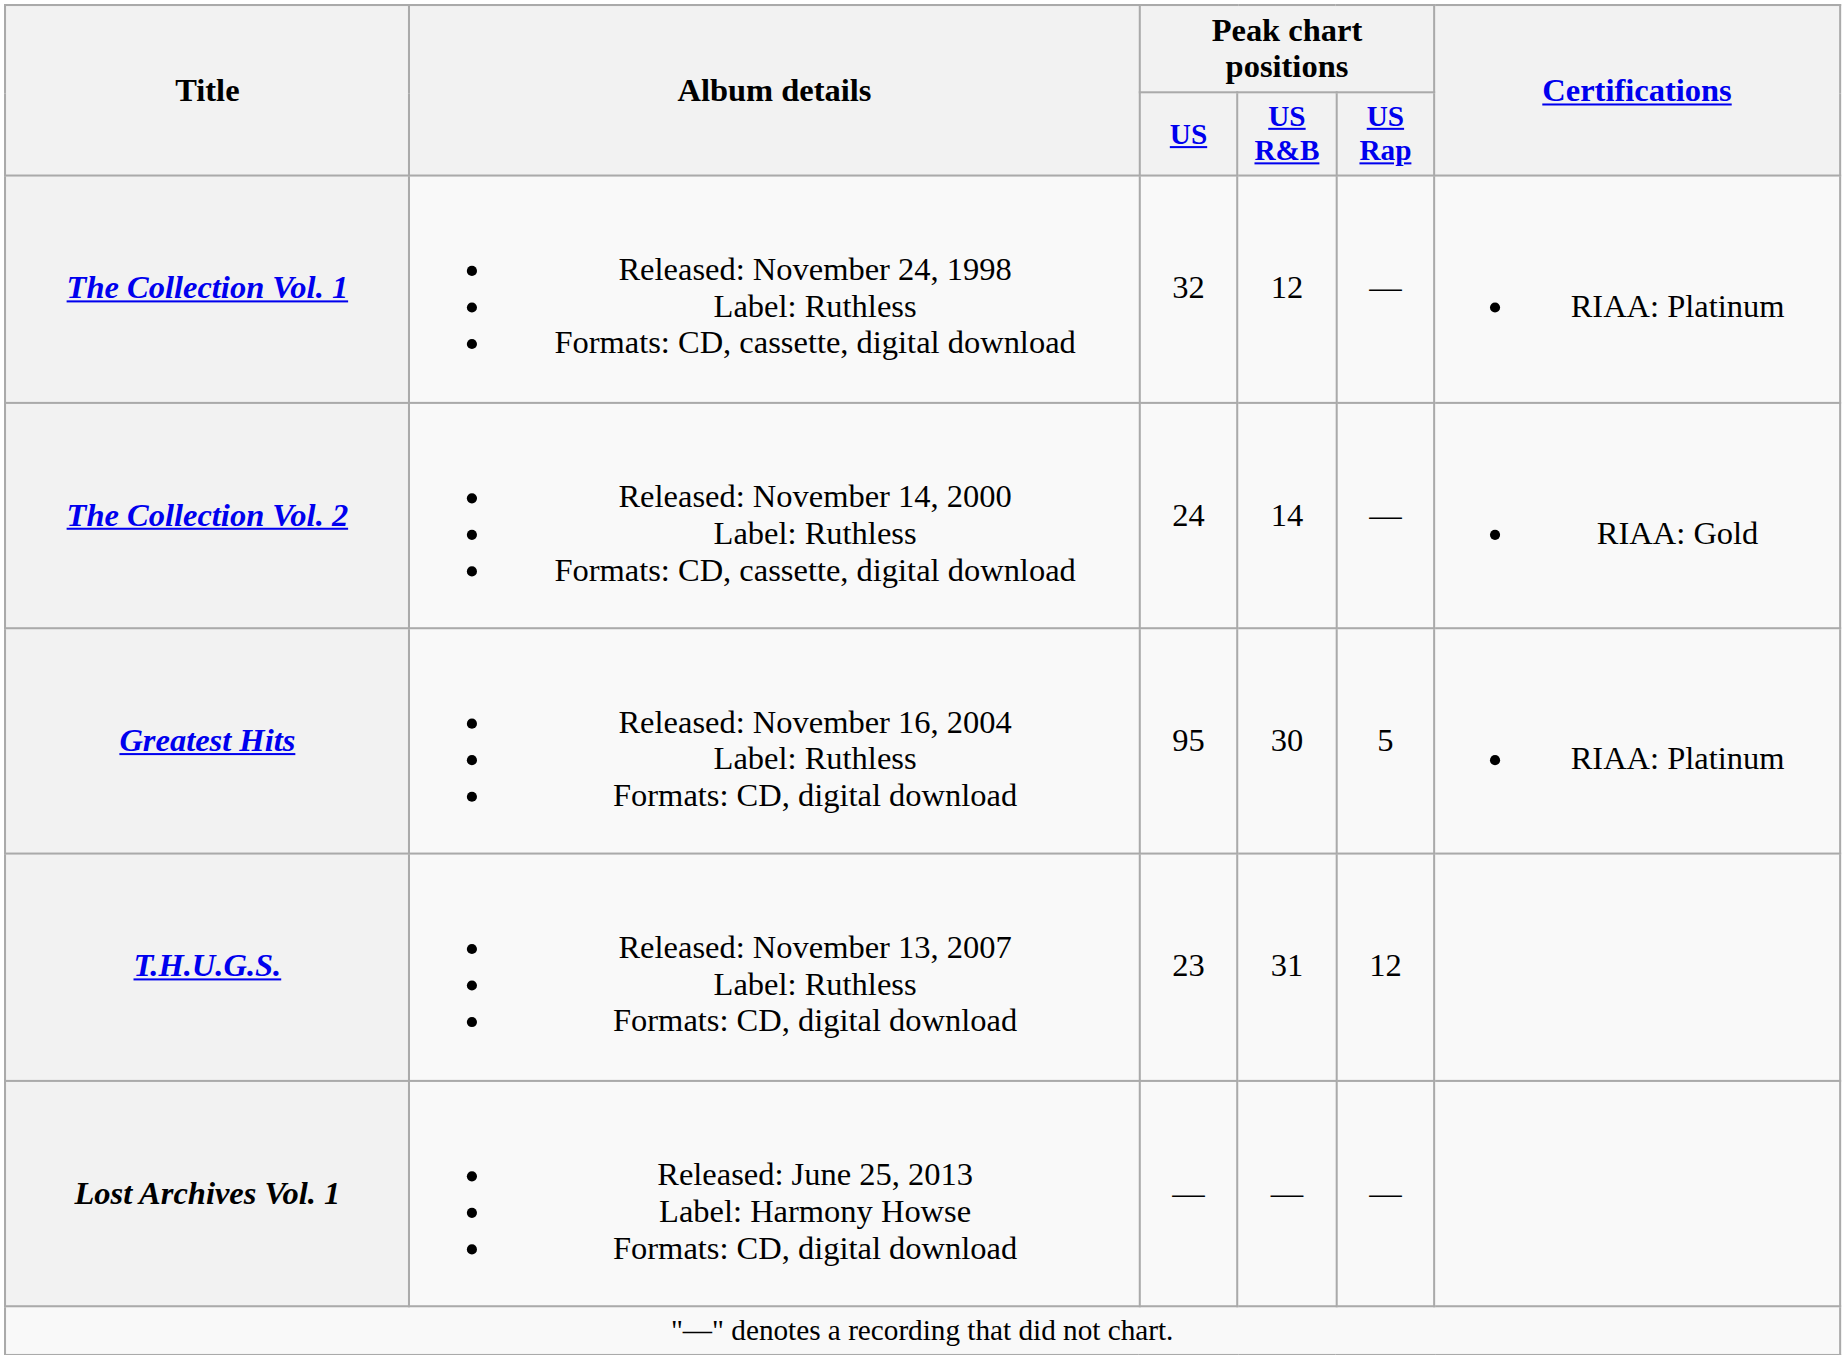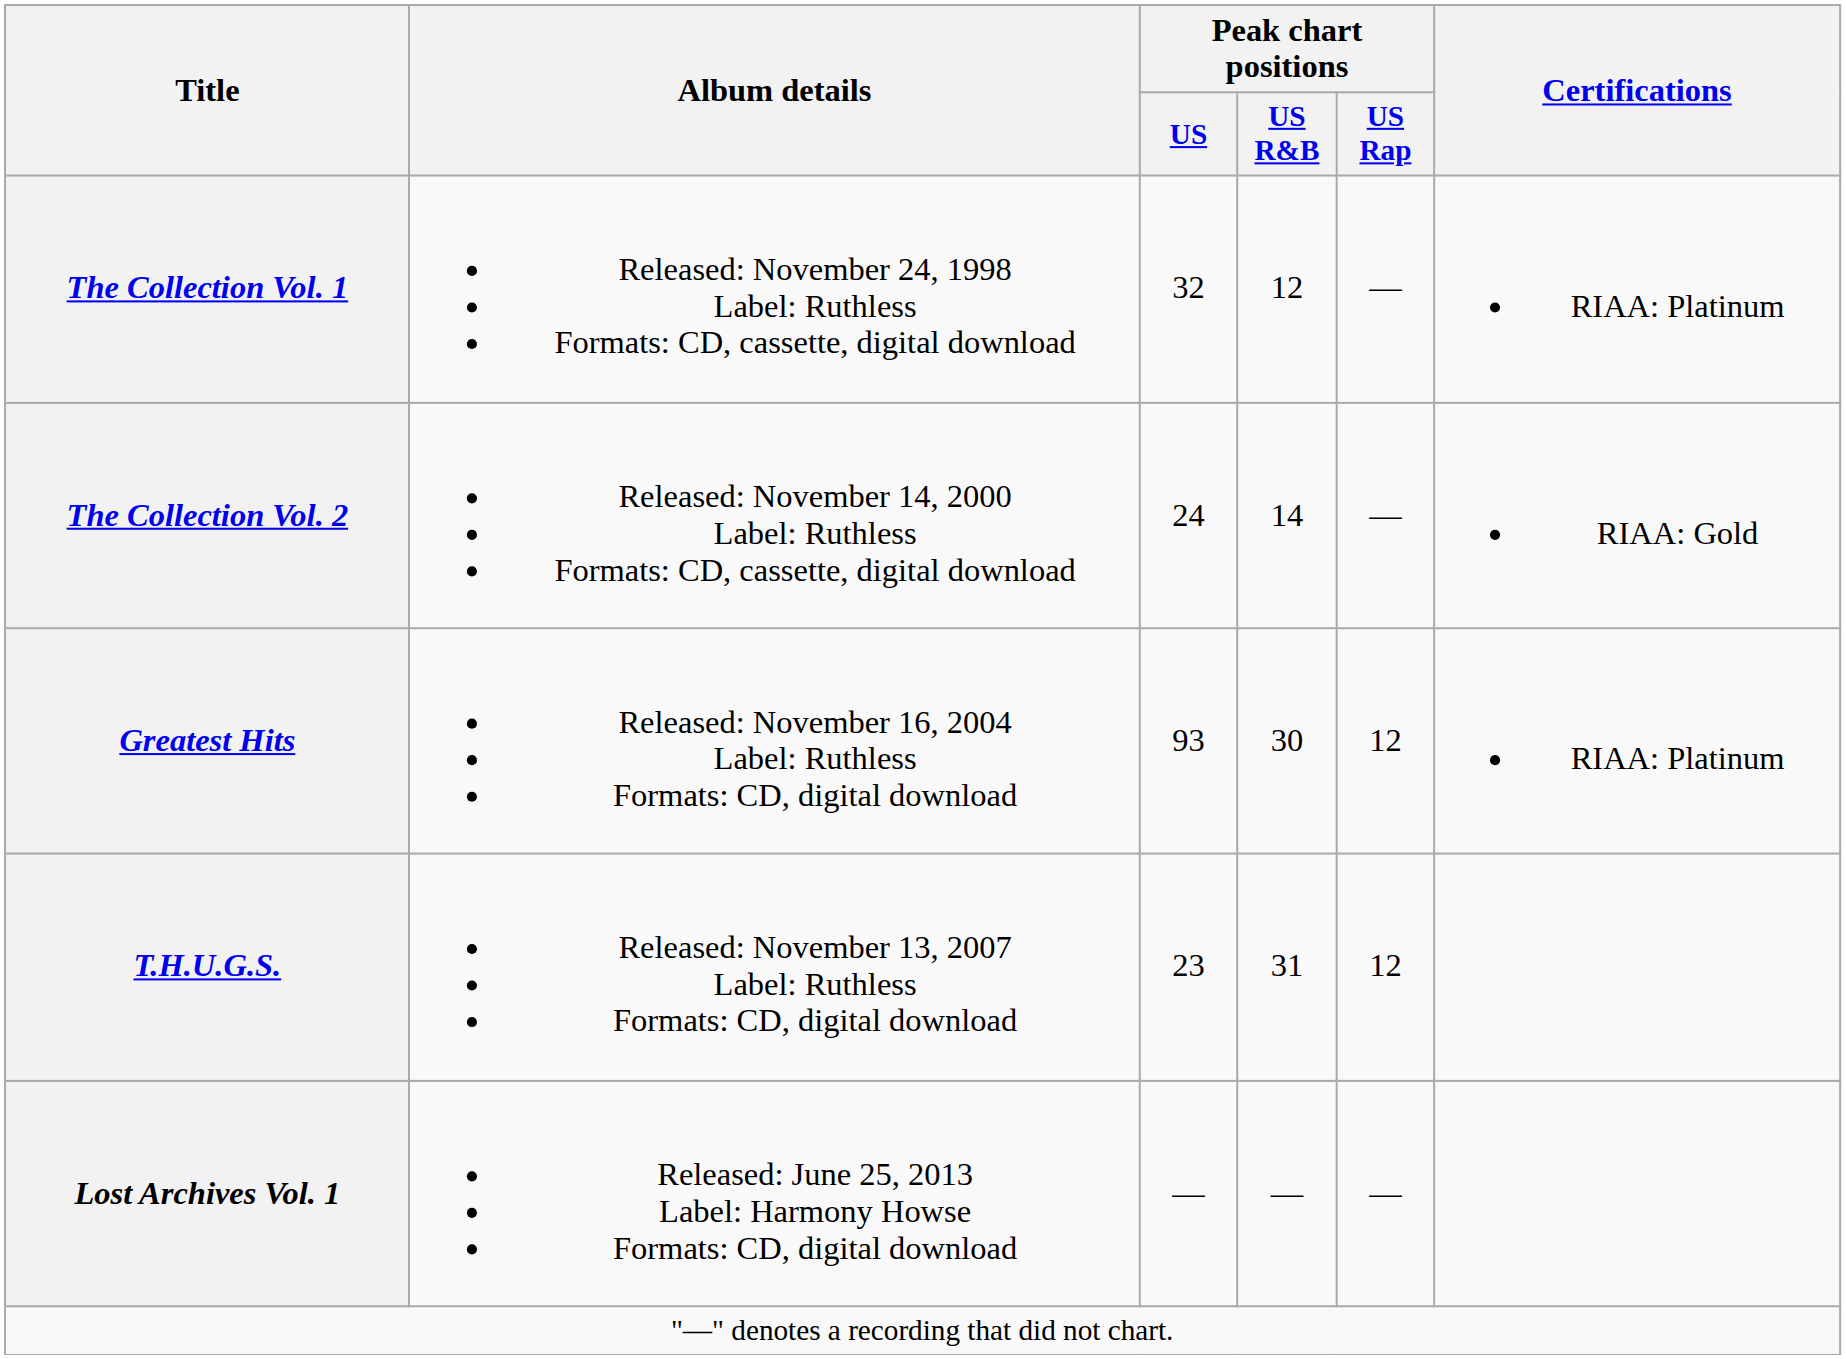(1189, 740) 95 -> (1189, 740) 93
(1385, 740) 5 -> (1385, 740) 12
